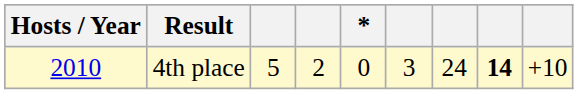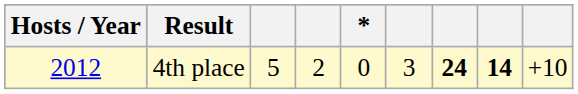(76, 67) 2010 -> (76, 67) 2012
(454, 67) normal -> (454, 67) bold
